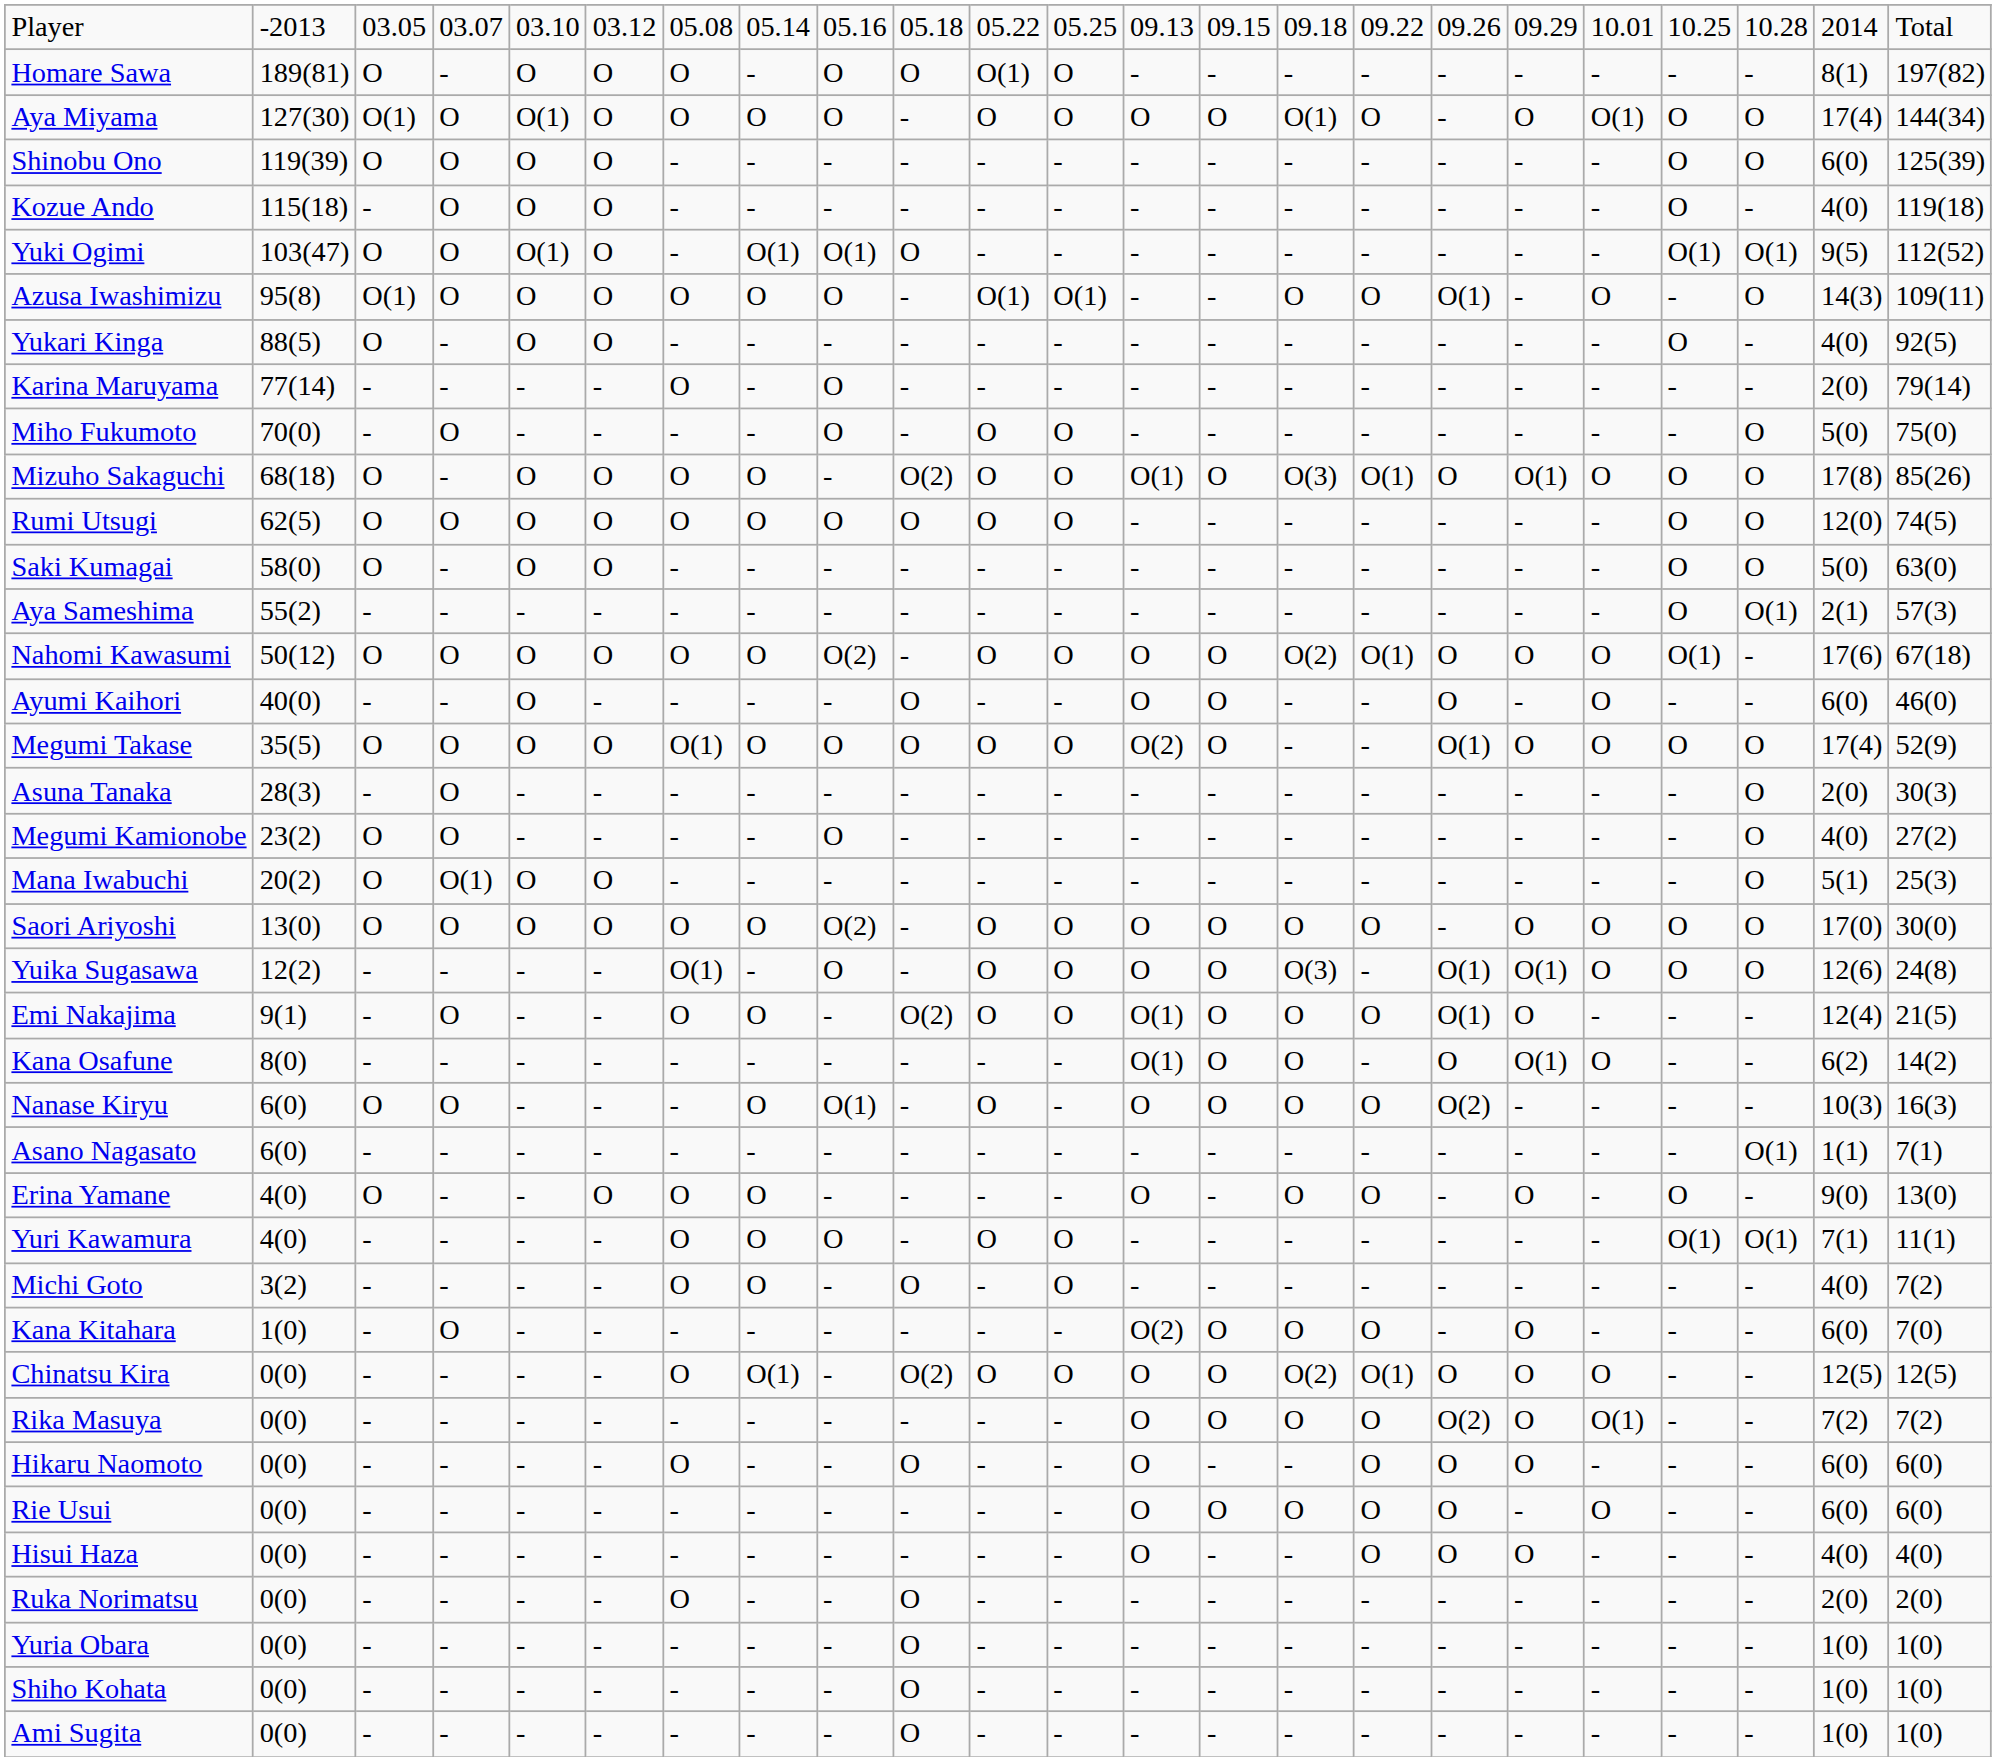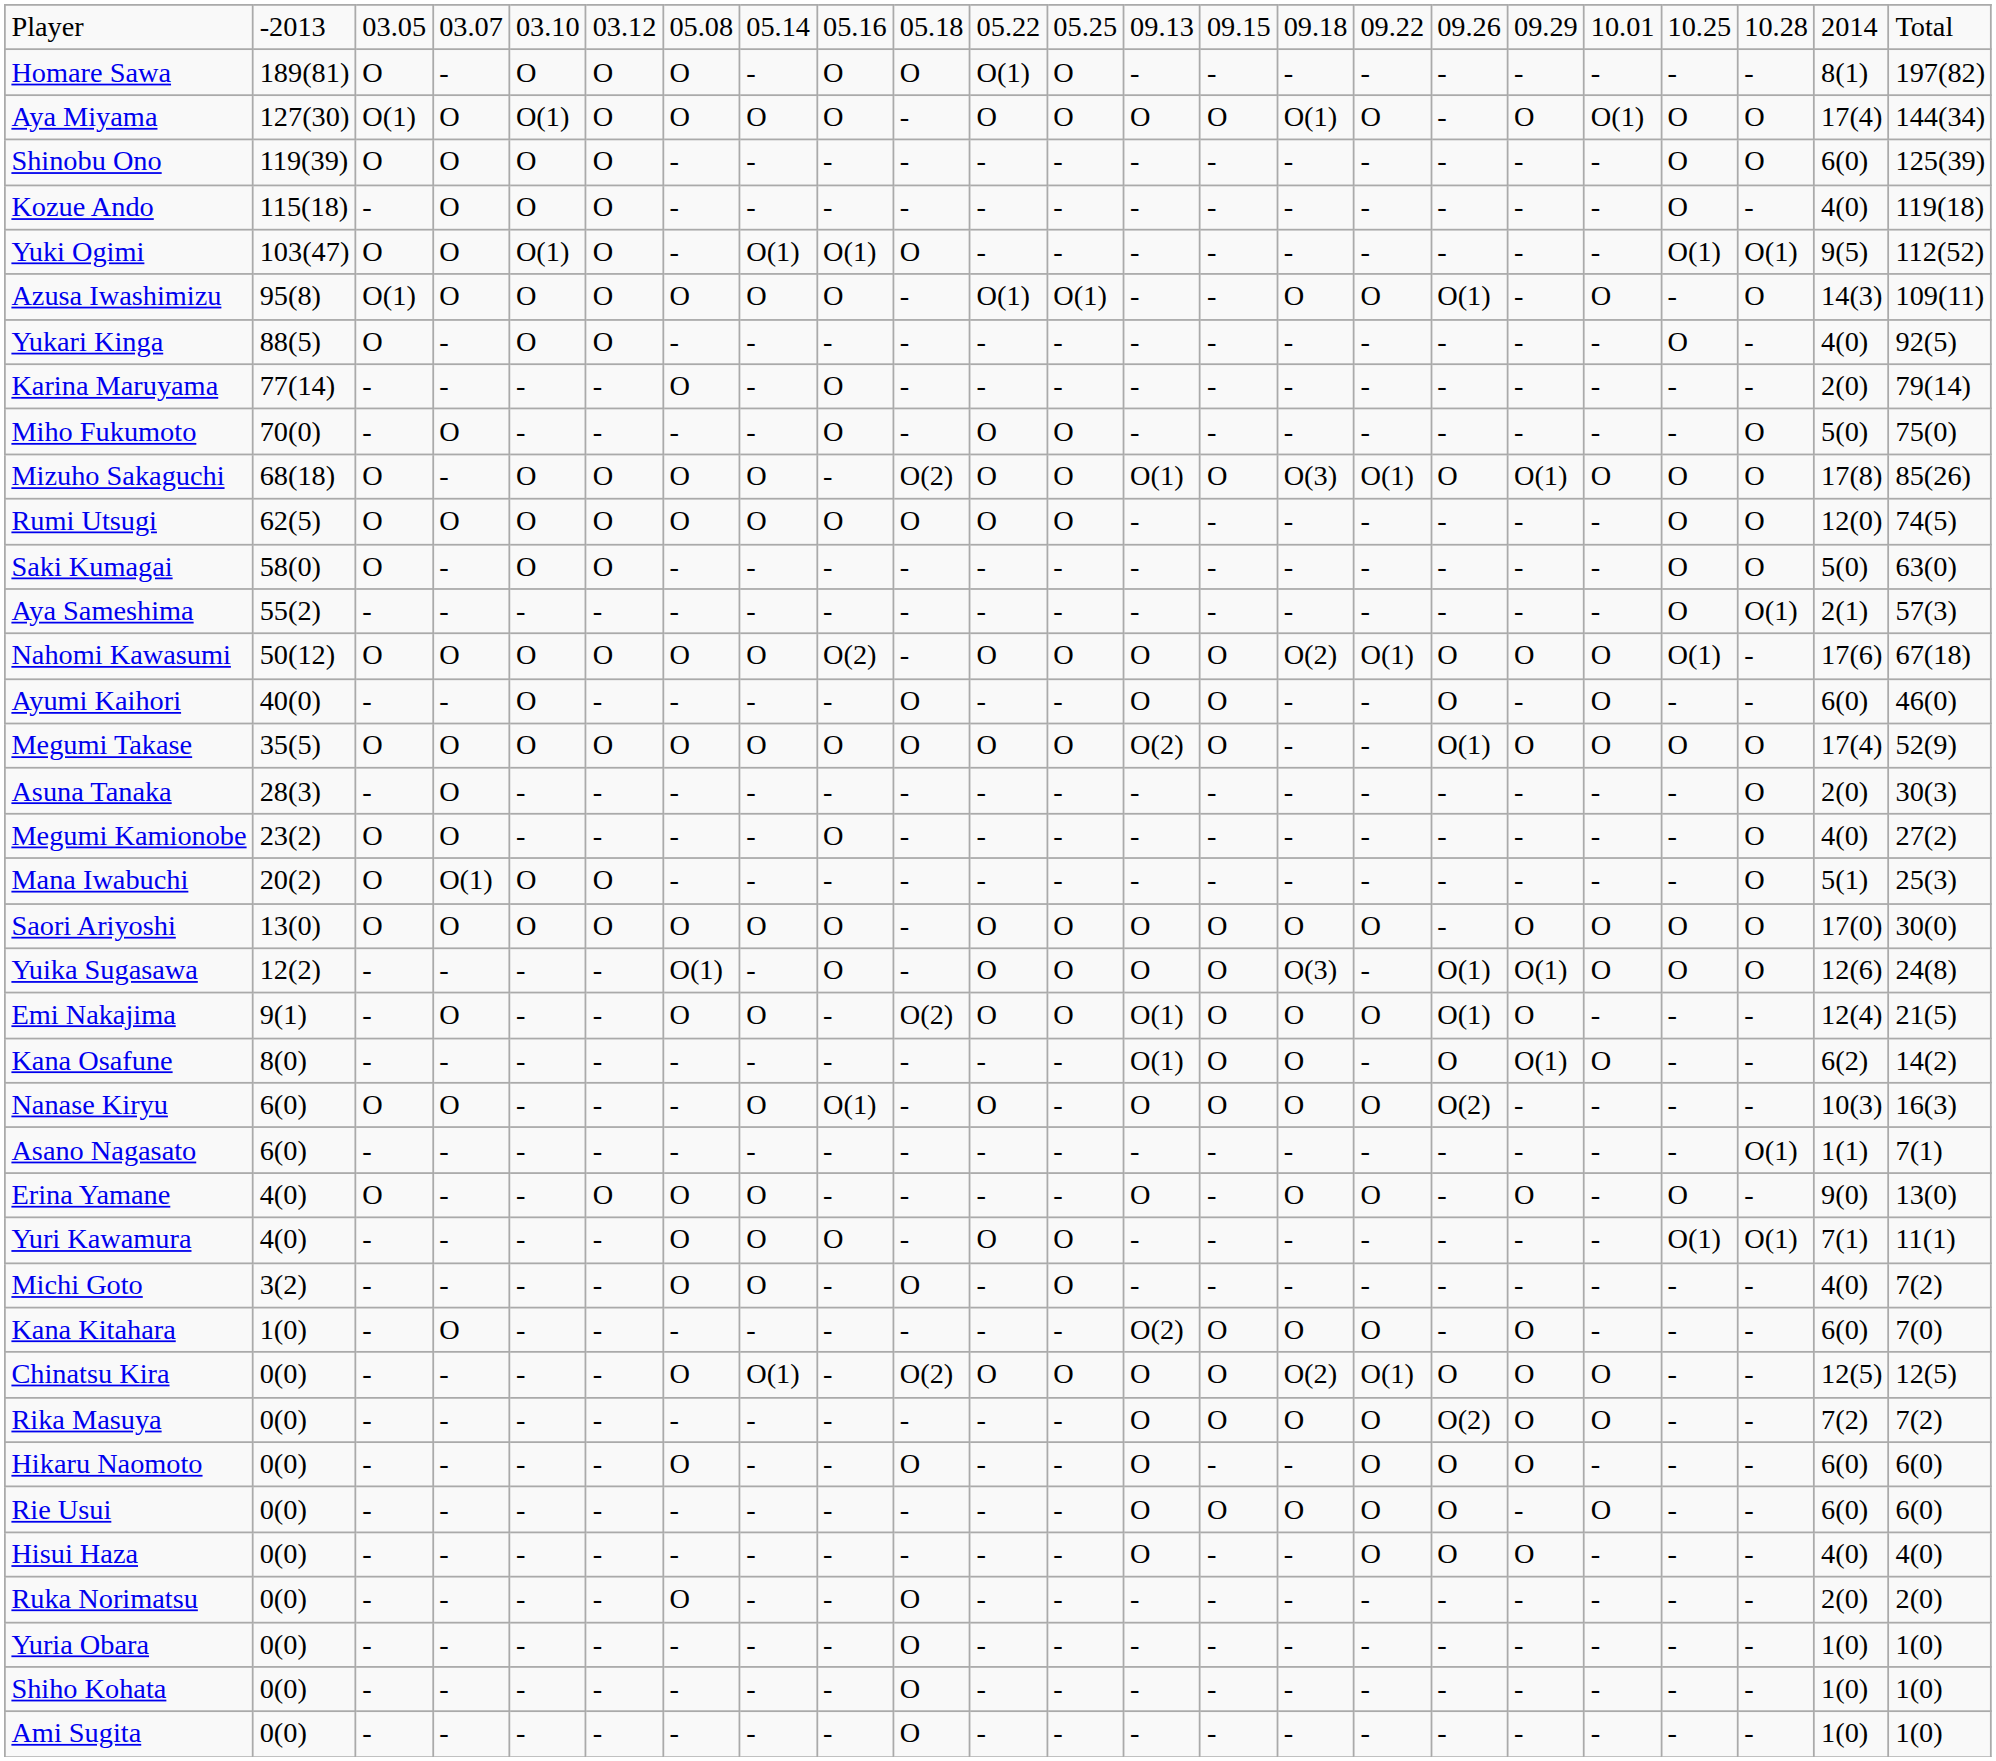(696, 745) O(1) -> (680, 745) O
(850, 925) O(2) -> (833, 925) O
(1617, 1419) O(1) -> (1601, 1419) O
